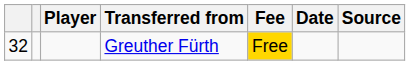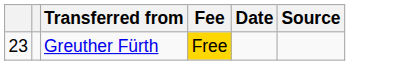- column: (70, 18)
(18, 45) 32 -> (18, 45) 23
